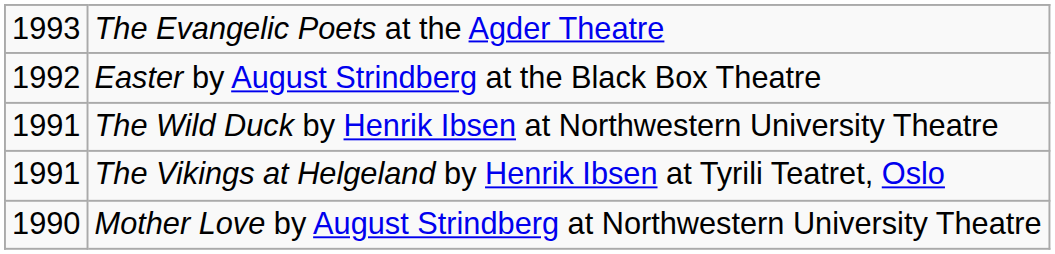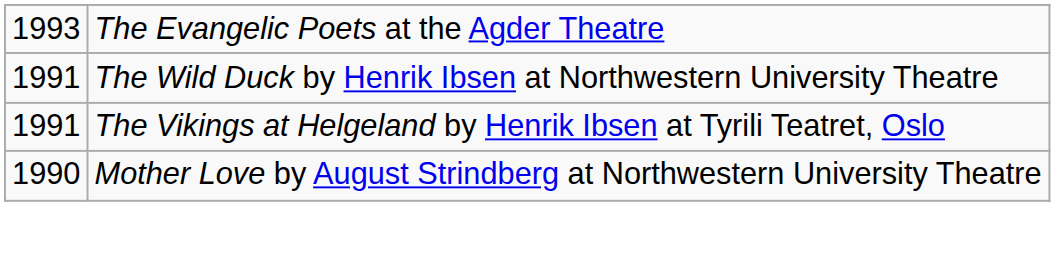- row: (458, 77)
